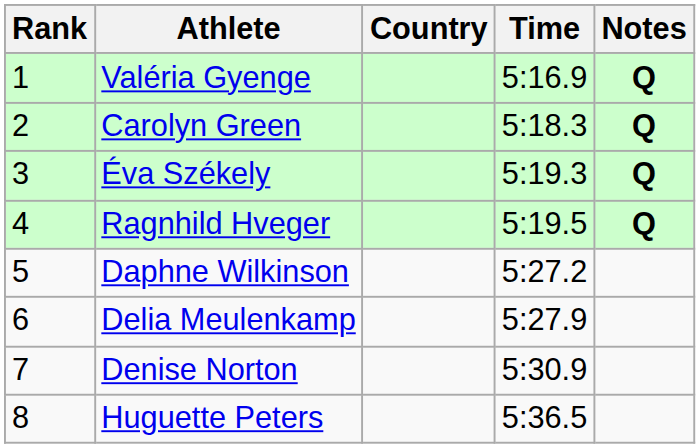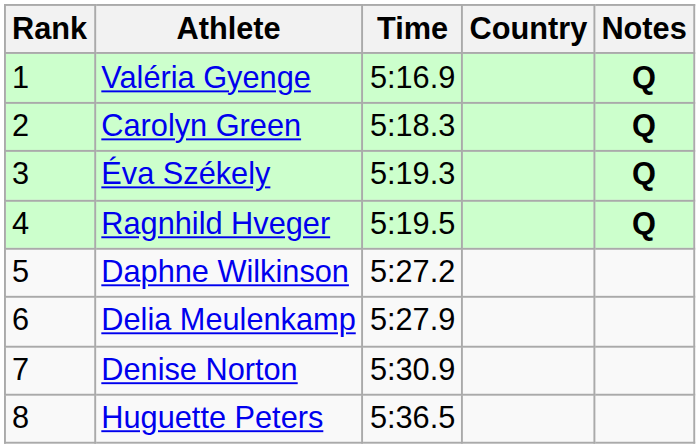columns swapped: (429, 28) <-> (545, 28)
